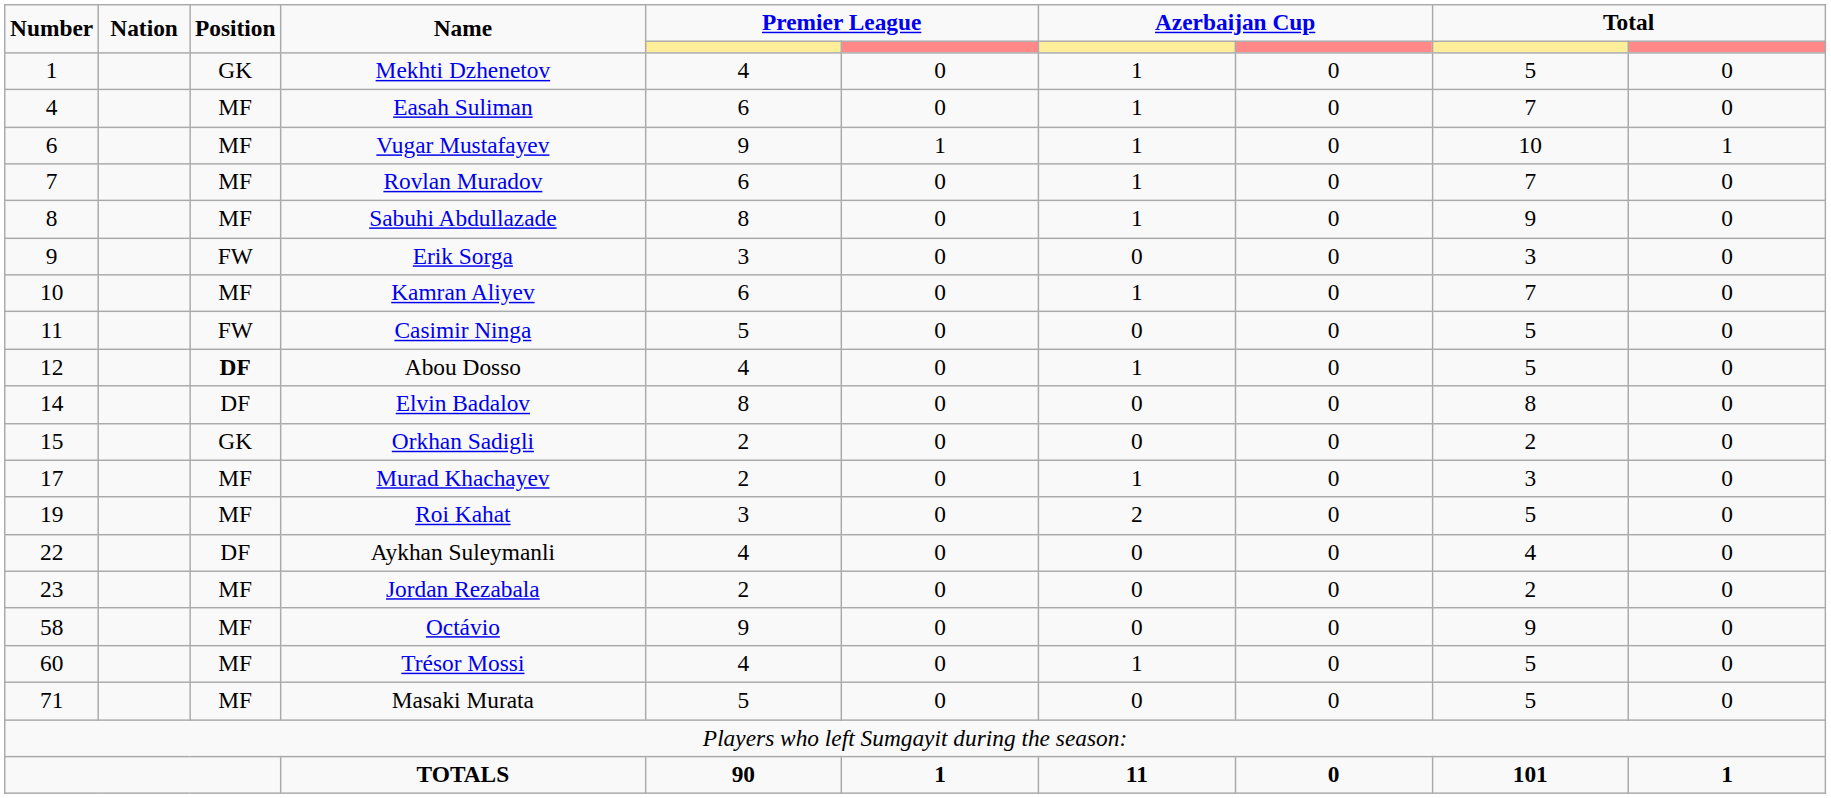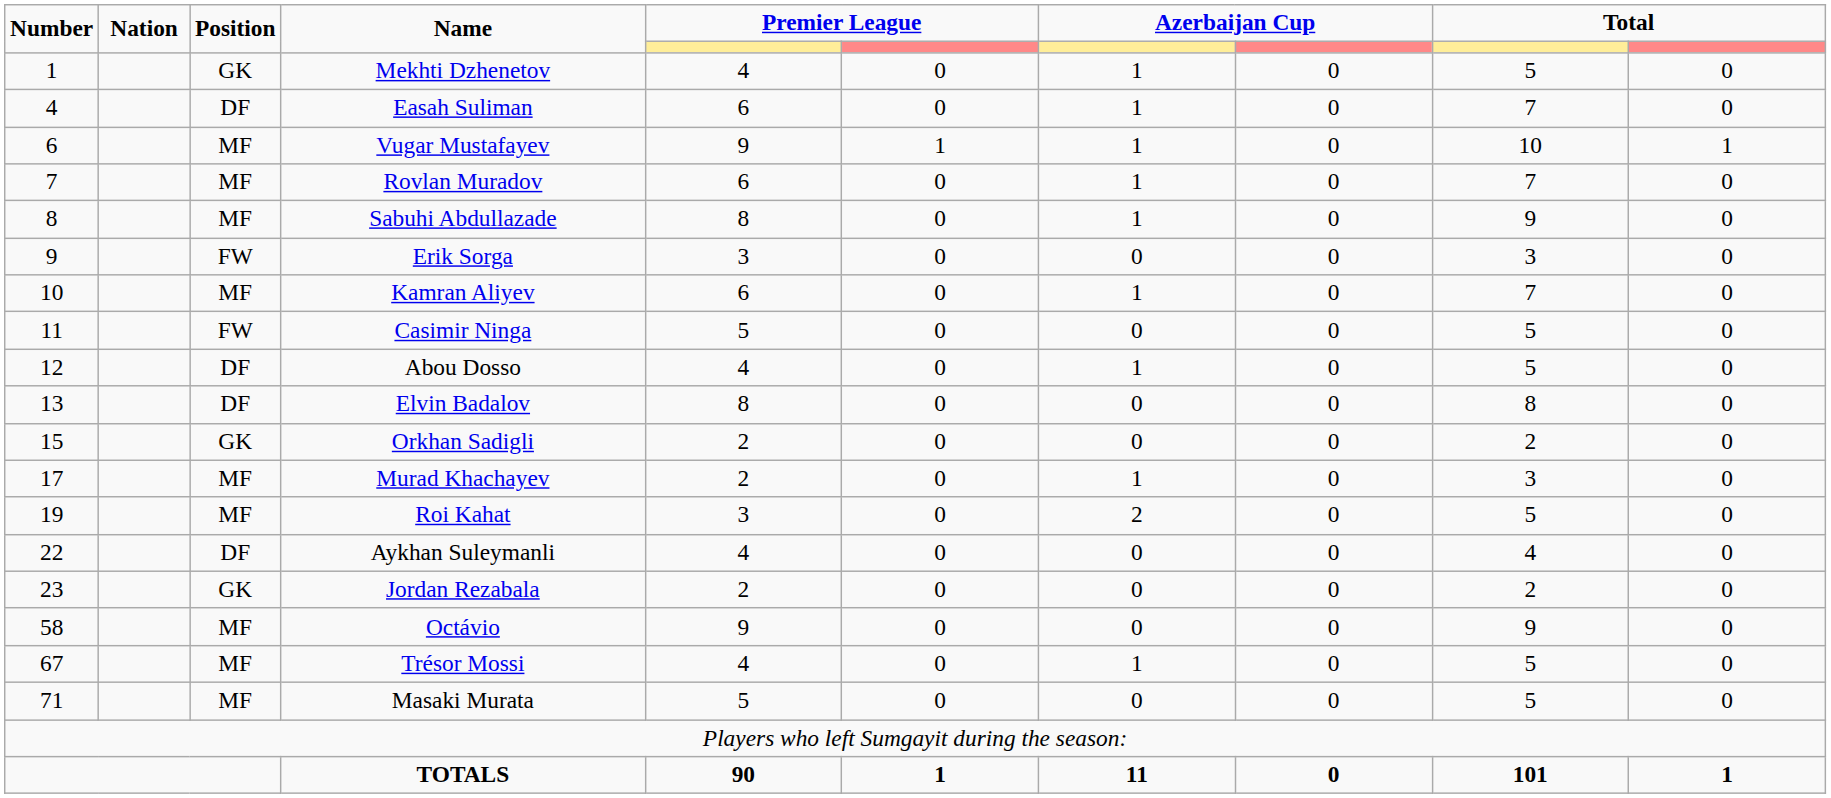(235, 107) MF -> (235, 107) DF
(235, 367) bold -> (235, 367) normal
(52, 404) 14 -> (52, 404) 13
(235, 589) MF -> (235, 589) GK
(52, 663) 60 -> (52, 663) 67
